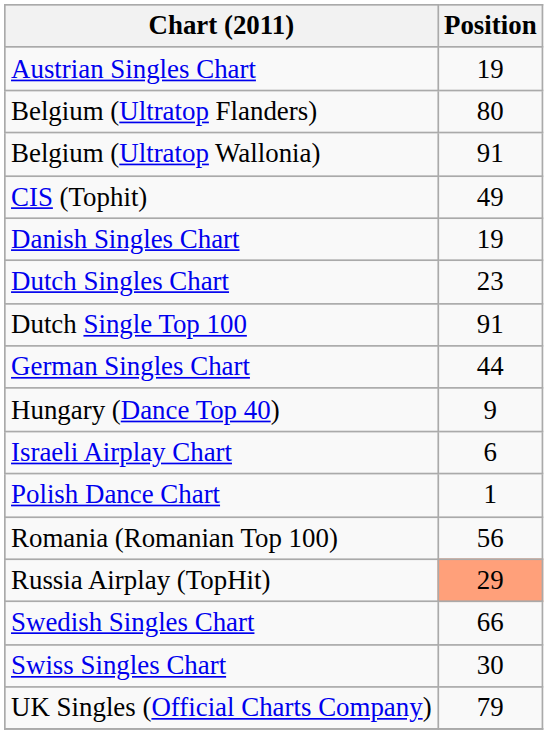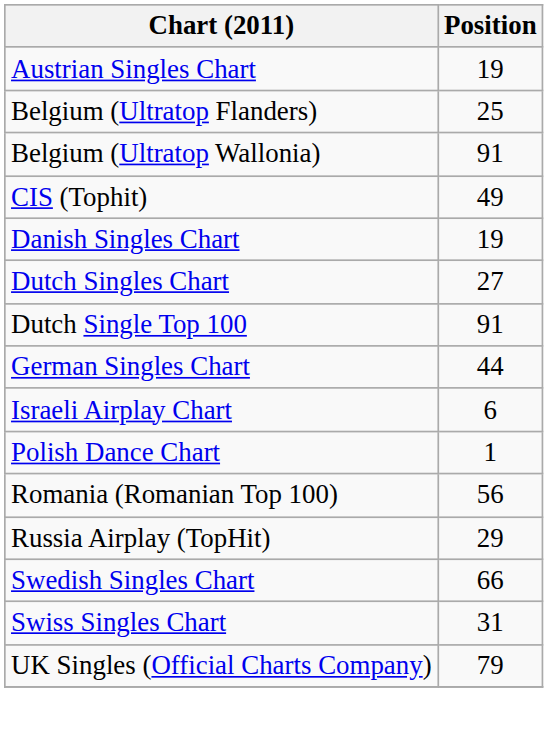(490, 111) 80 -> (490, 111) 25
(490, 281) 23 -> (490, 281) 27
- row: (145, 409)
(490, 580) lightsalmon background -> (490, 537) no background
(490, 665) 30 -> (490, 622) 31
